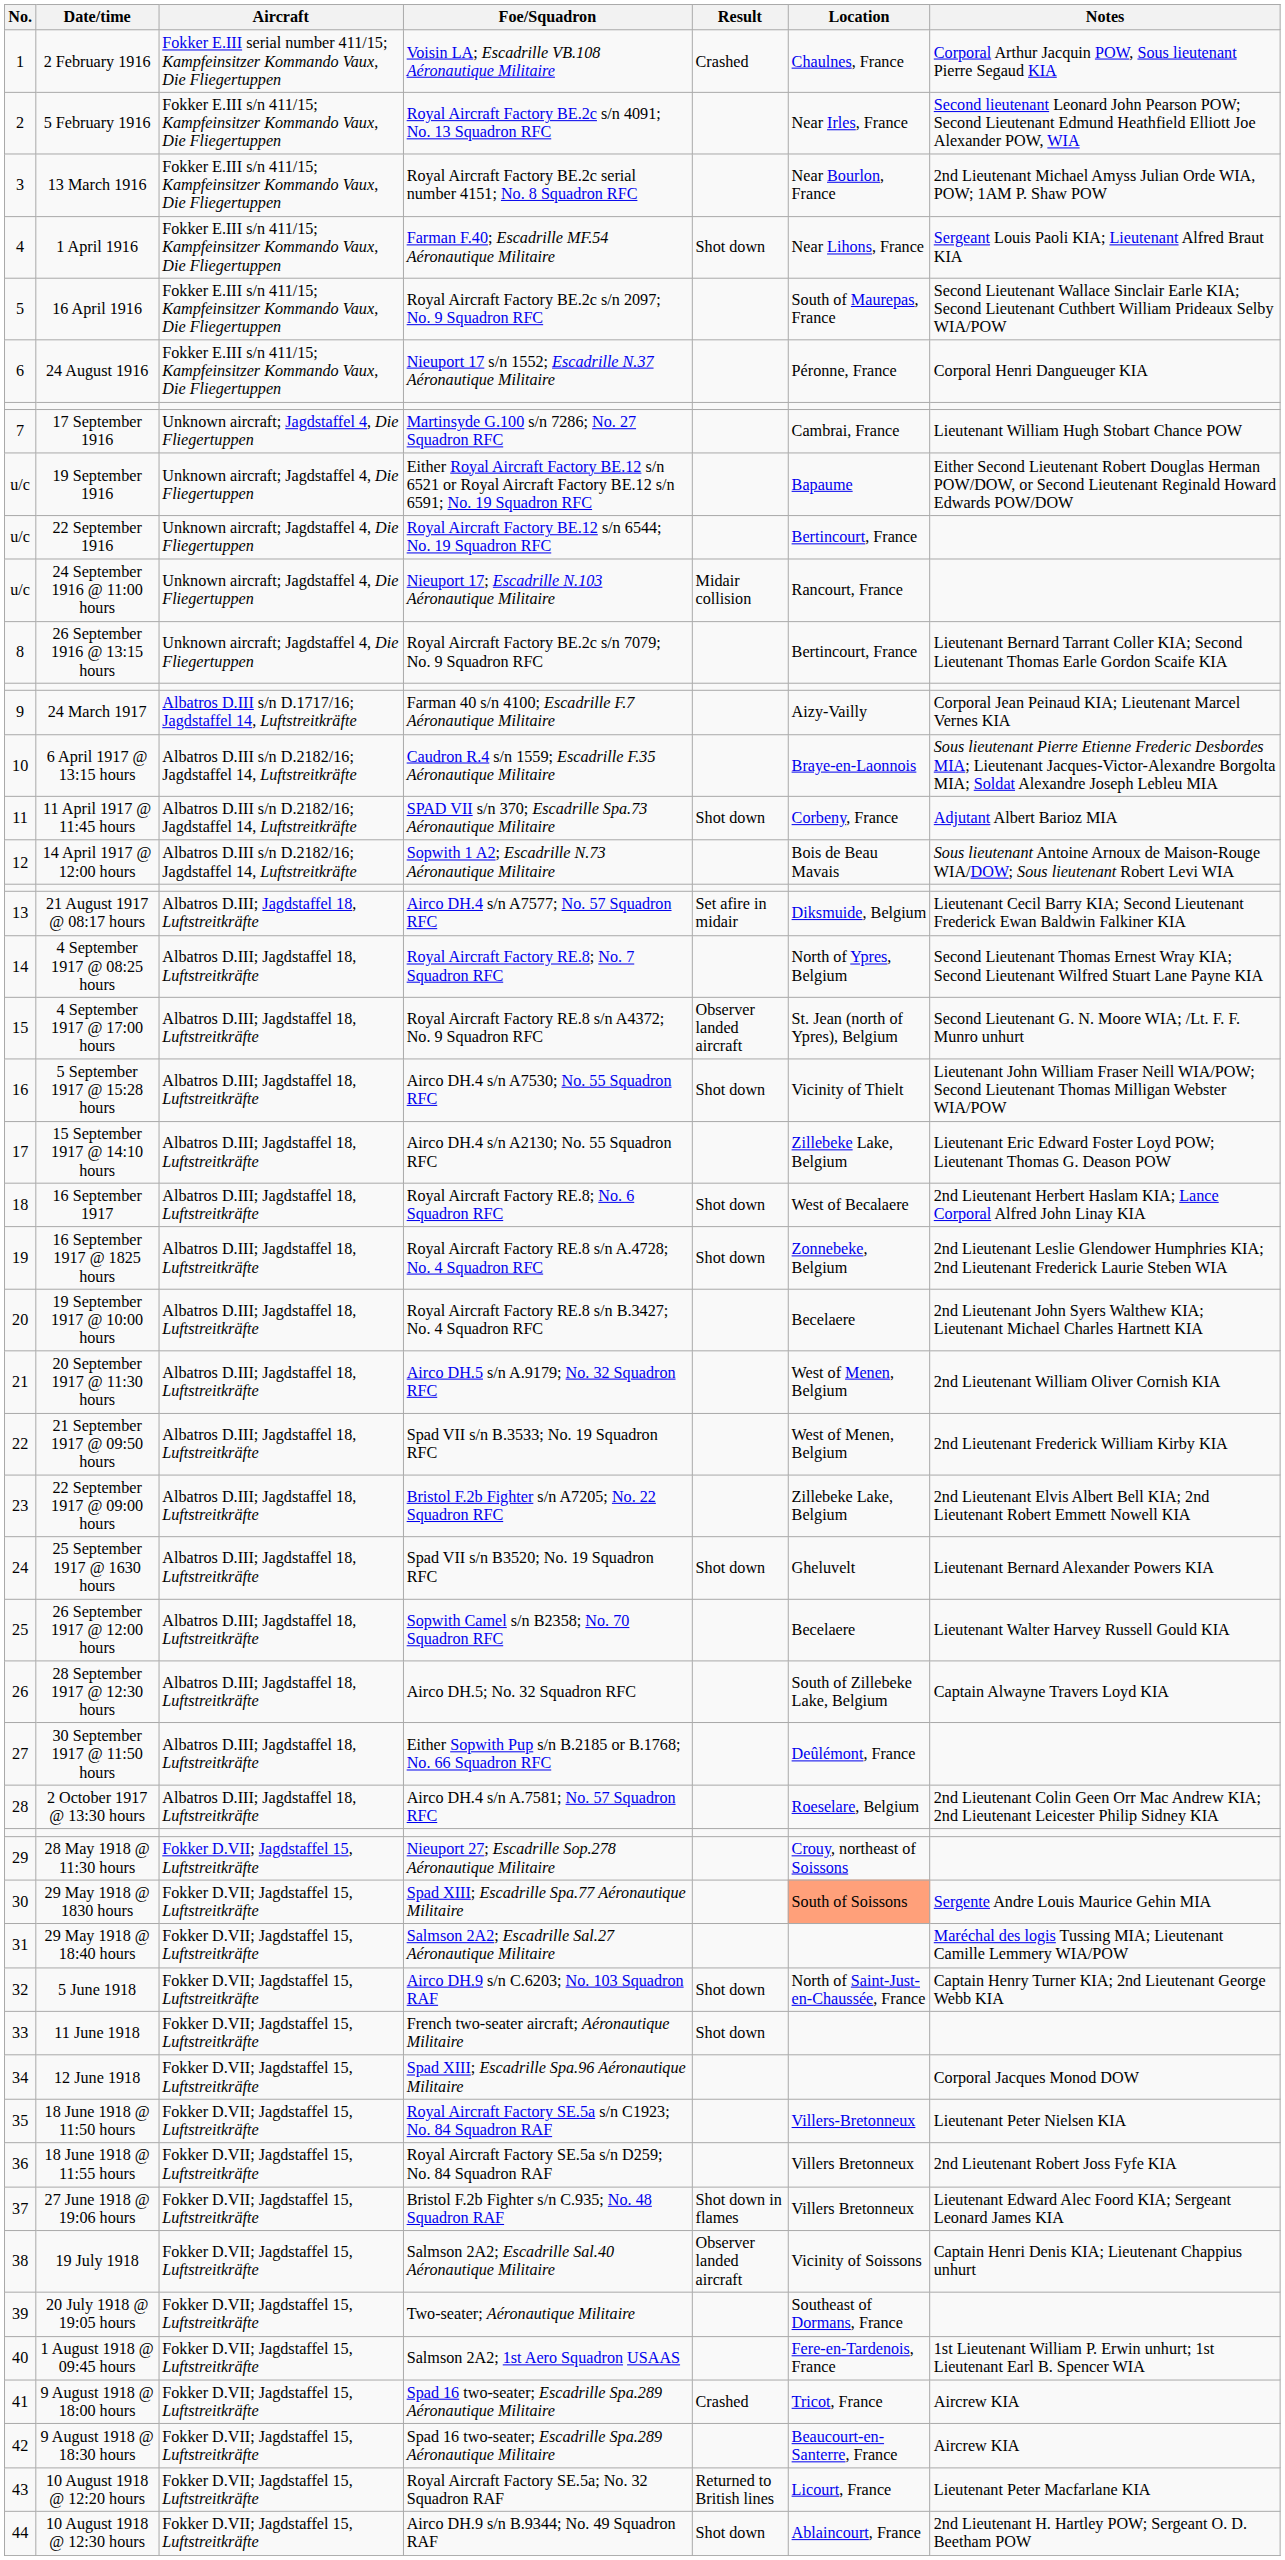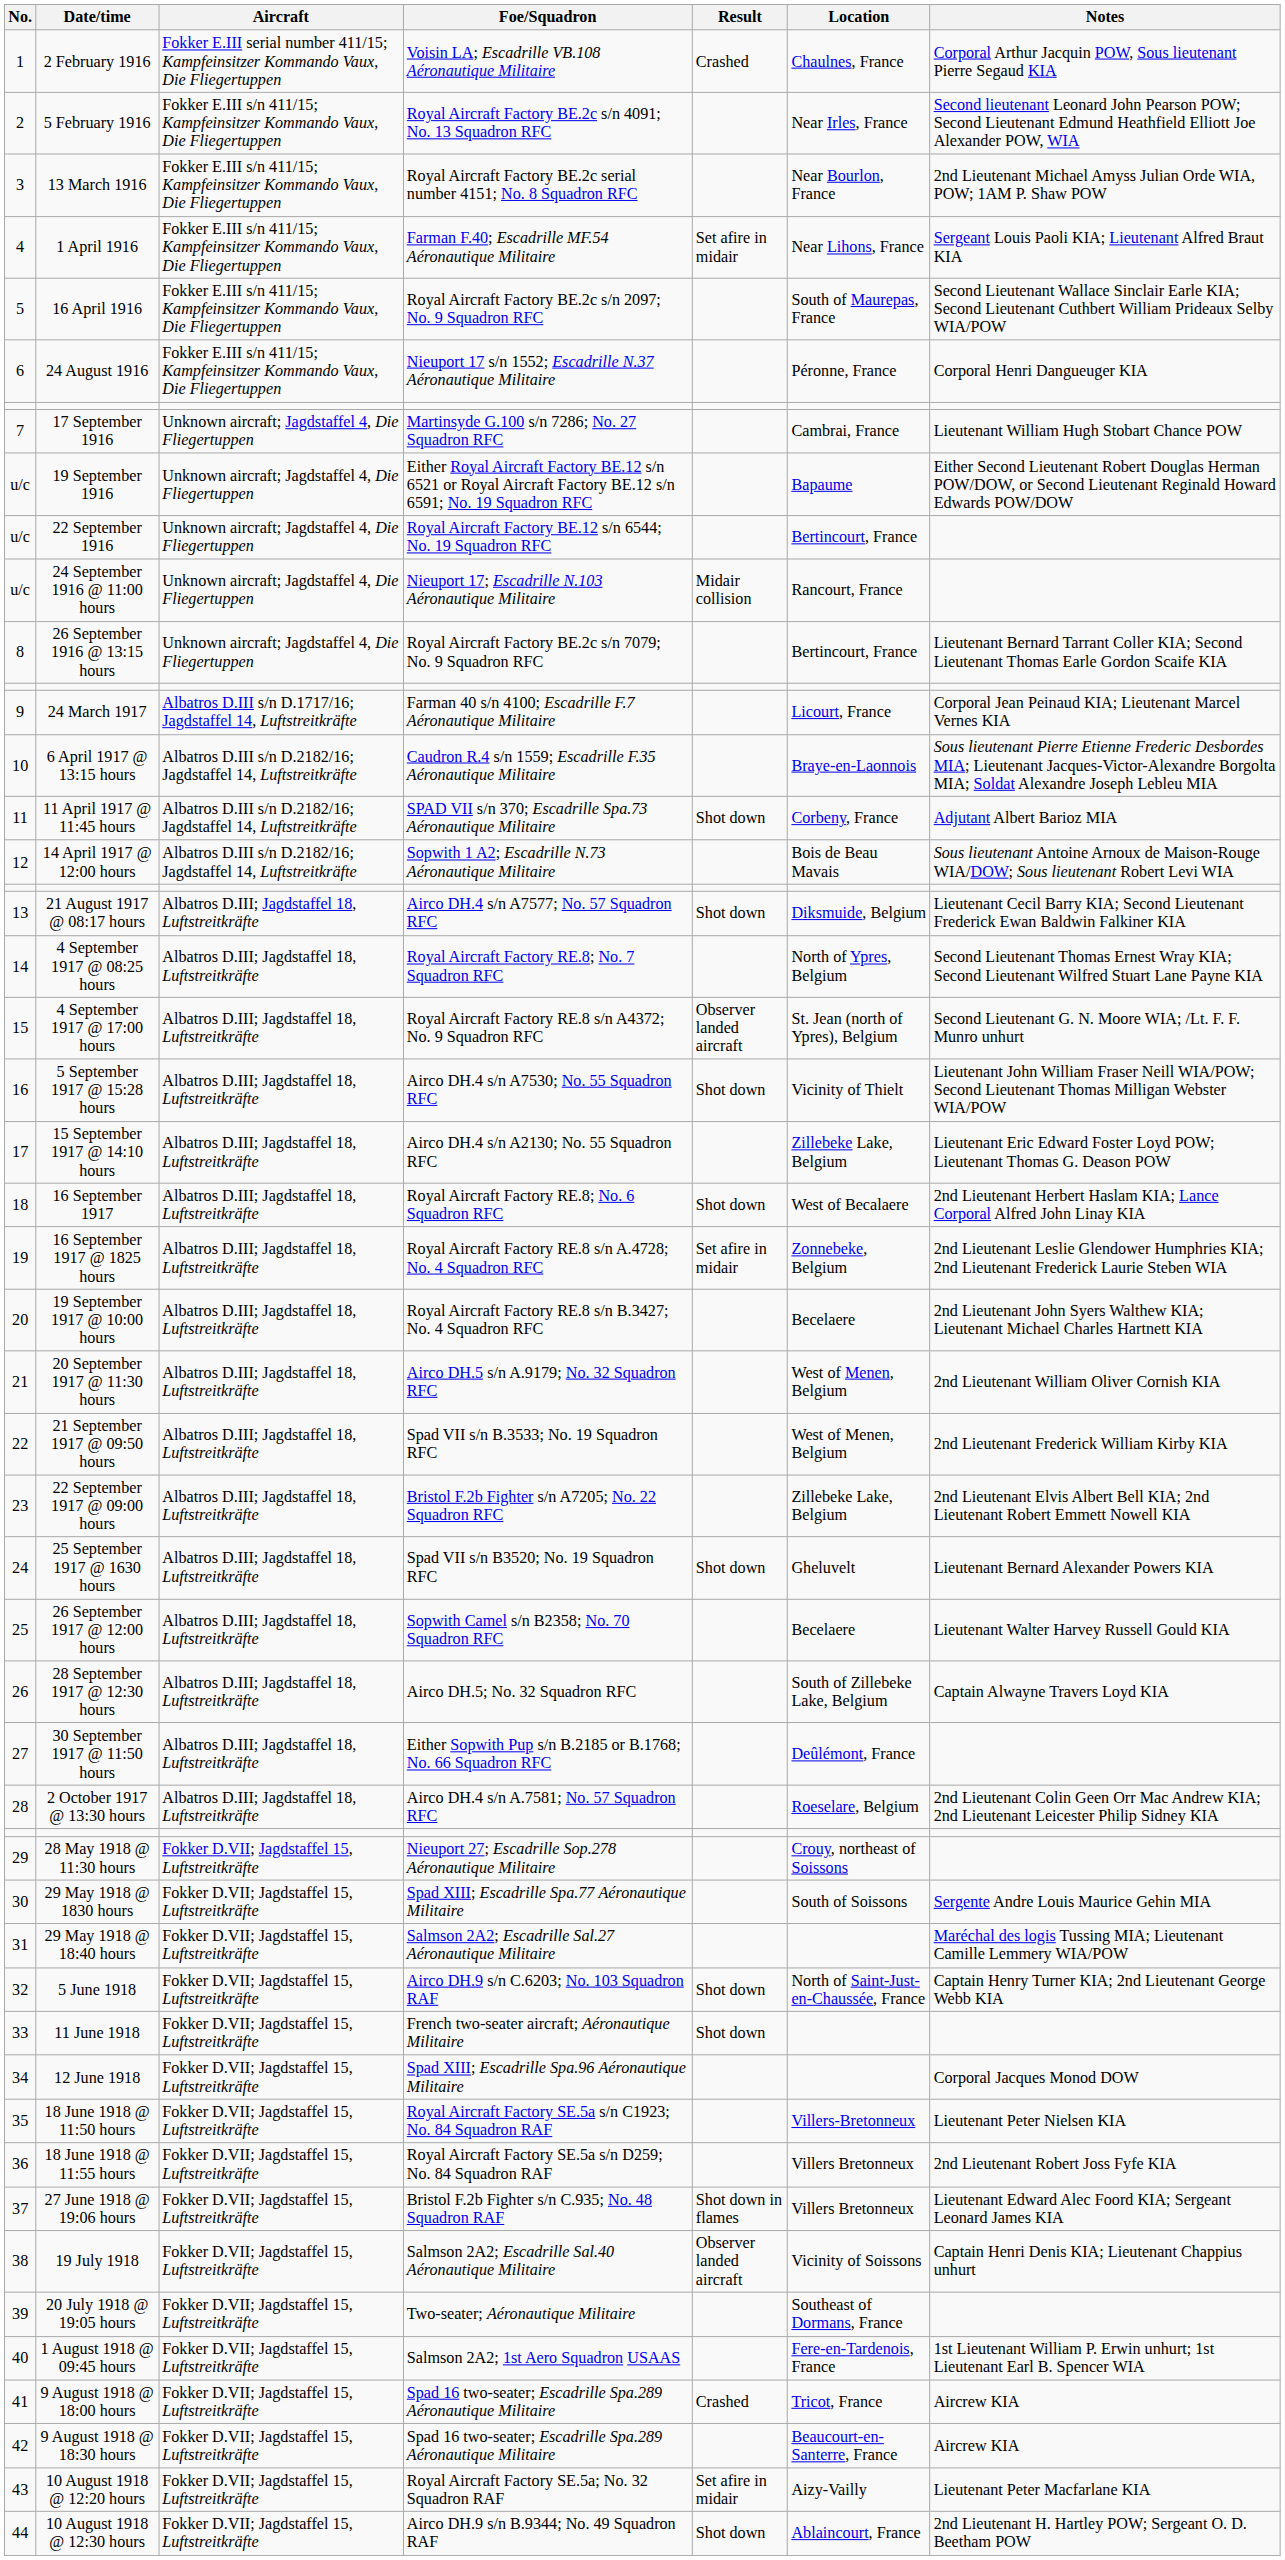(730, 247) Shot down -> (731, 247) Set afire in midair
(829, 712) Aizy-Vailly -> (841, 712) Licourt, France
(731, 913) Set afire in midair -> (731, 913) Shot down
(730, 1257) Shot down -> (731, 1257) Set afire in midair
(850, 1901) lightsalmon background -> (849, 1901) no background
(735, 2489) Returned to British lines -> (731, 2489) Set afire in midair
(841, 2489) Licourt, France -> (829, 2489) Aizy-Vailly
